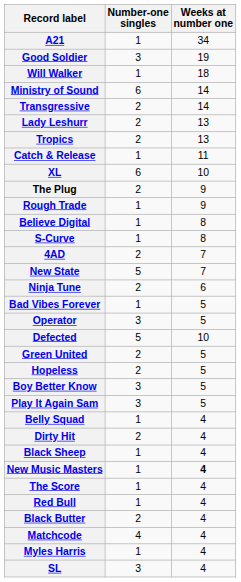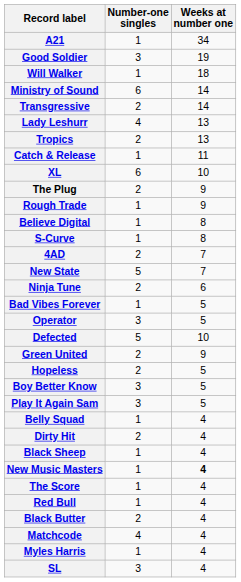(138, 123) 2 -> (138, 123) 4
(203, 354) 5 -> (203, 354) 9
